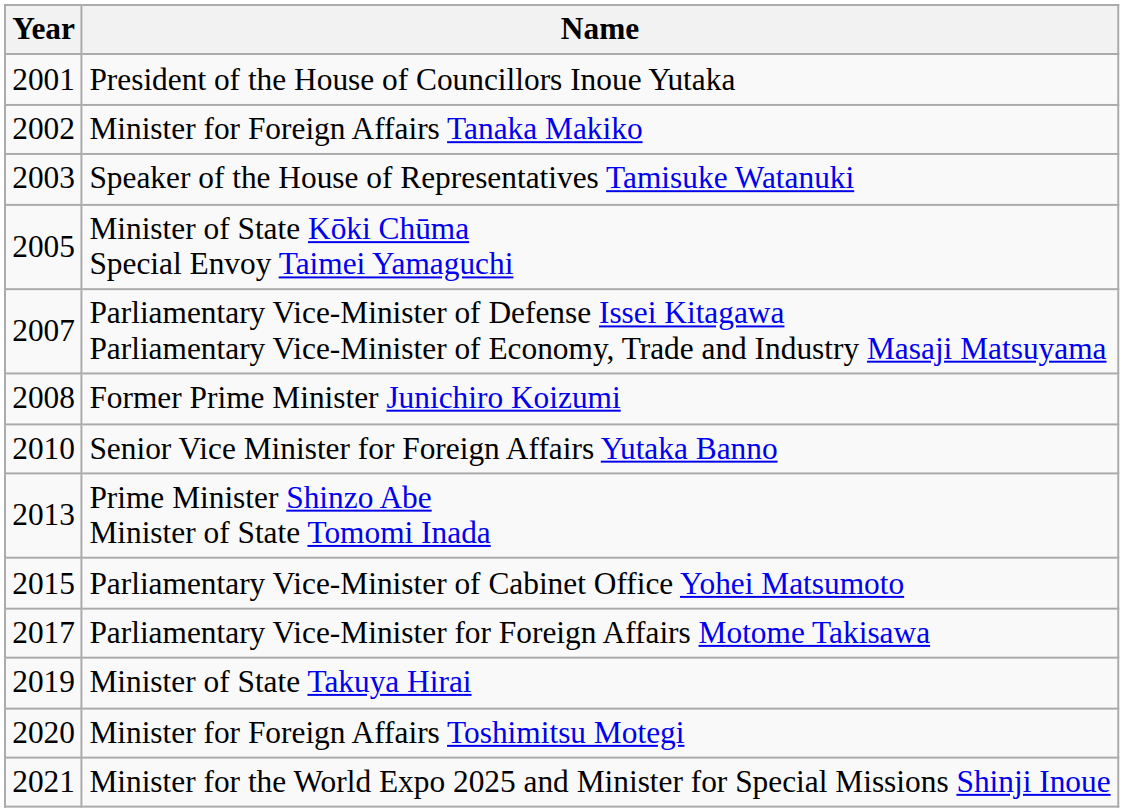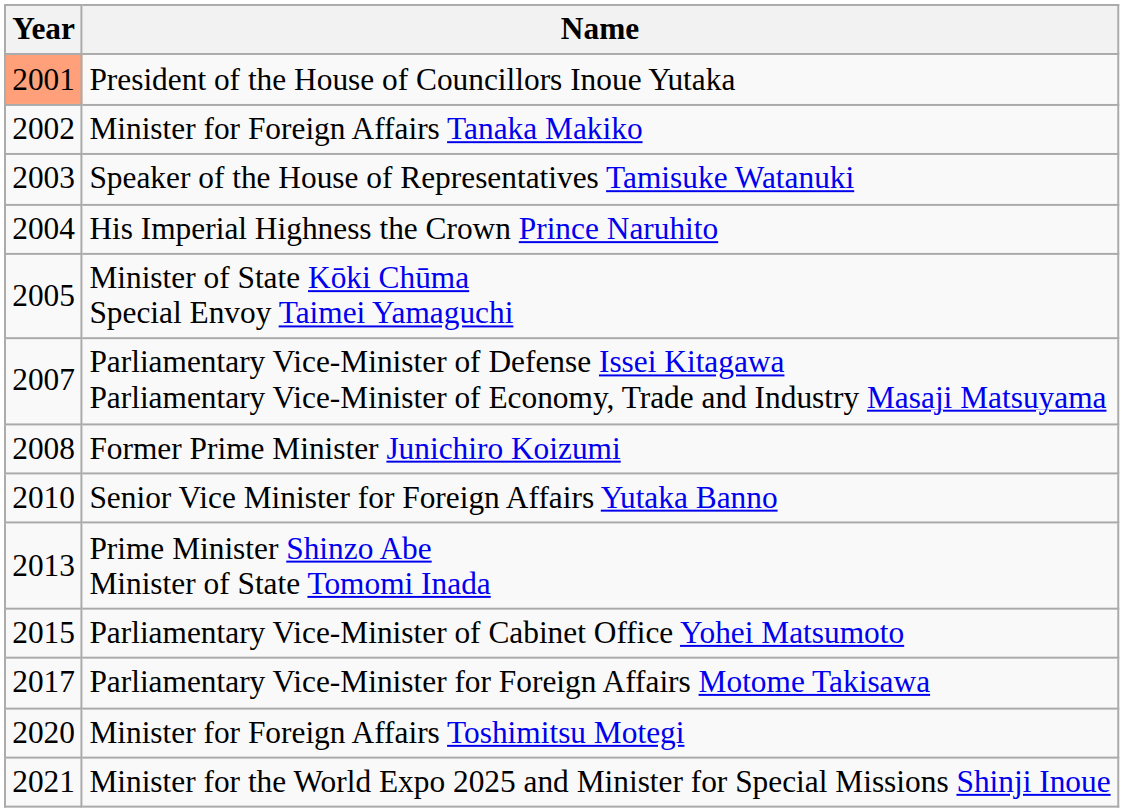(44, 79) no background -> (44, 79) lightsalmon background
+ row: (404, 228)
- row: (280, 682)
